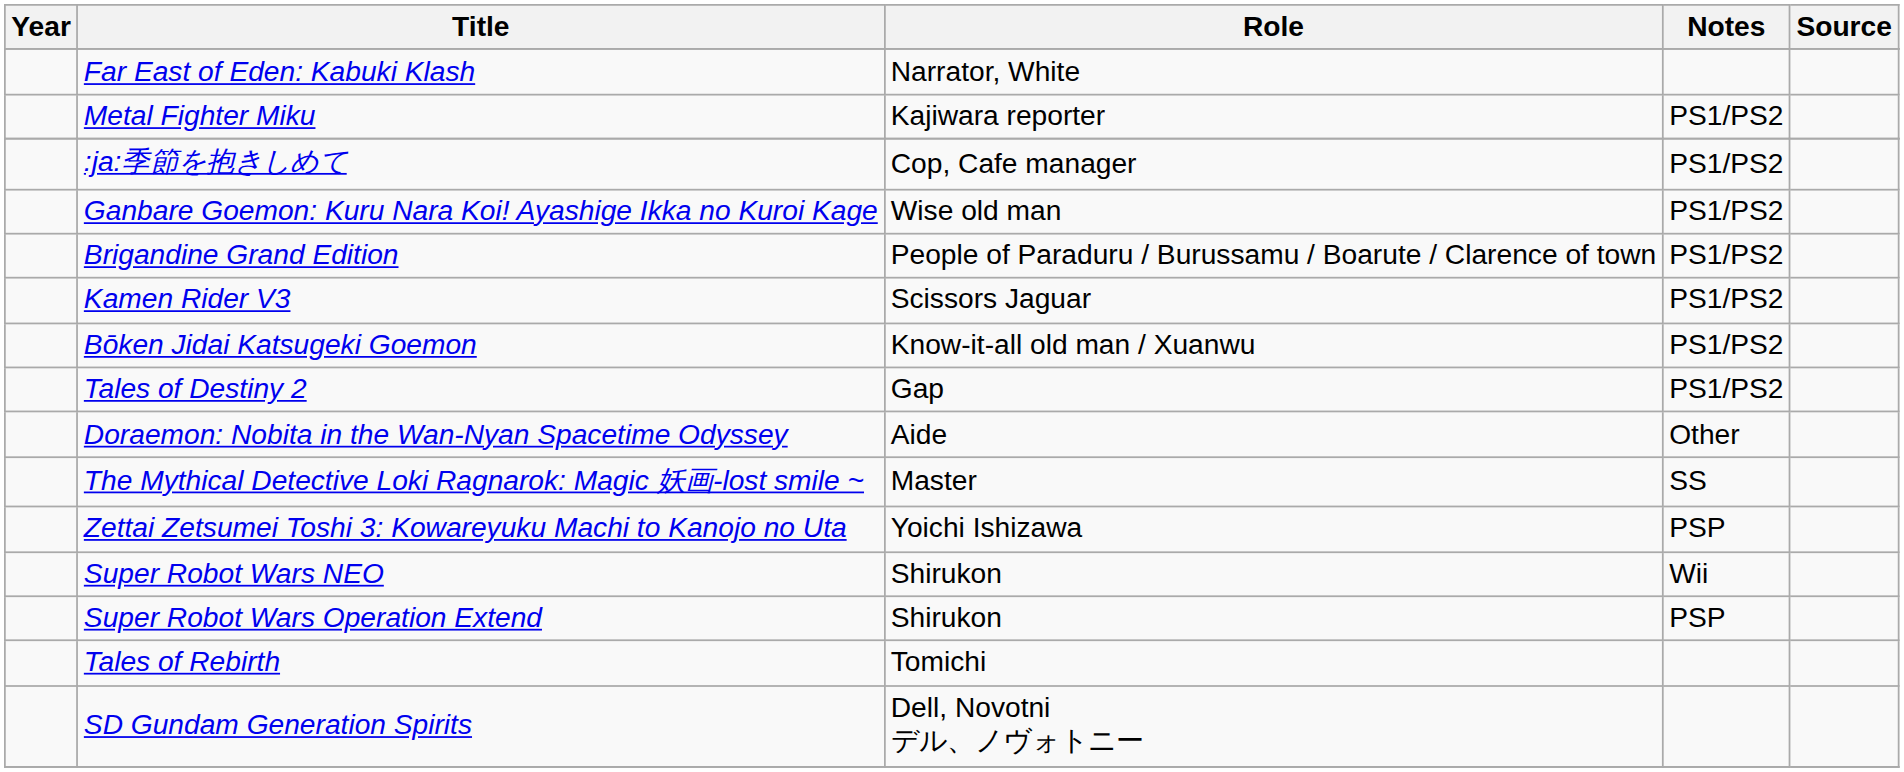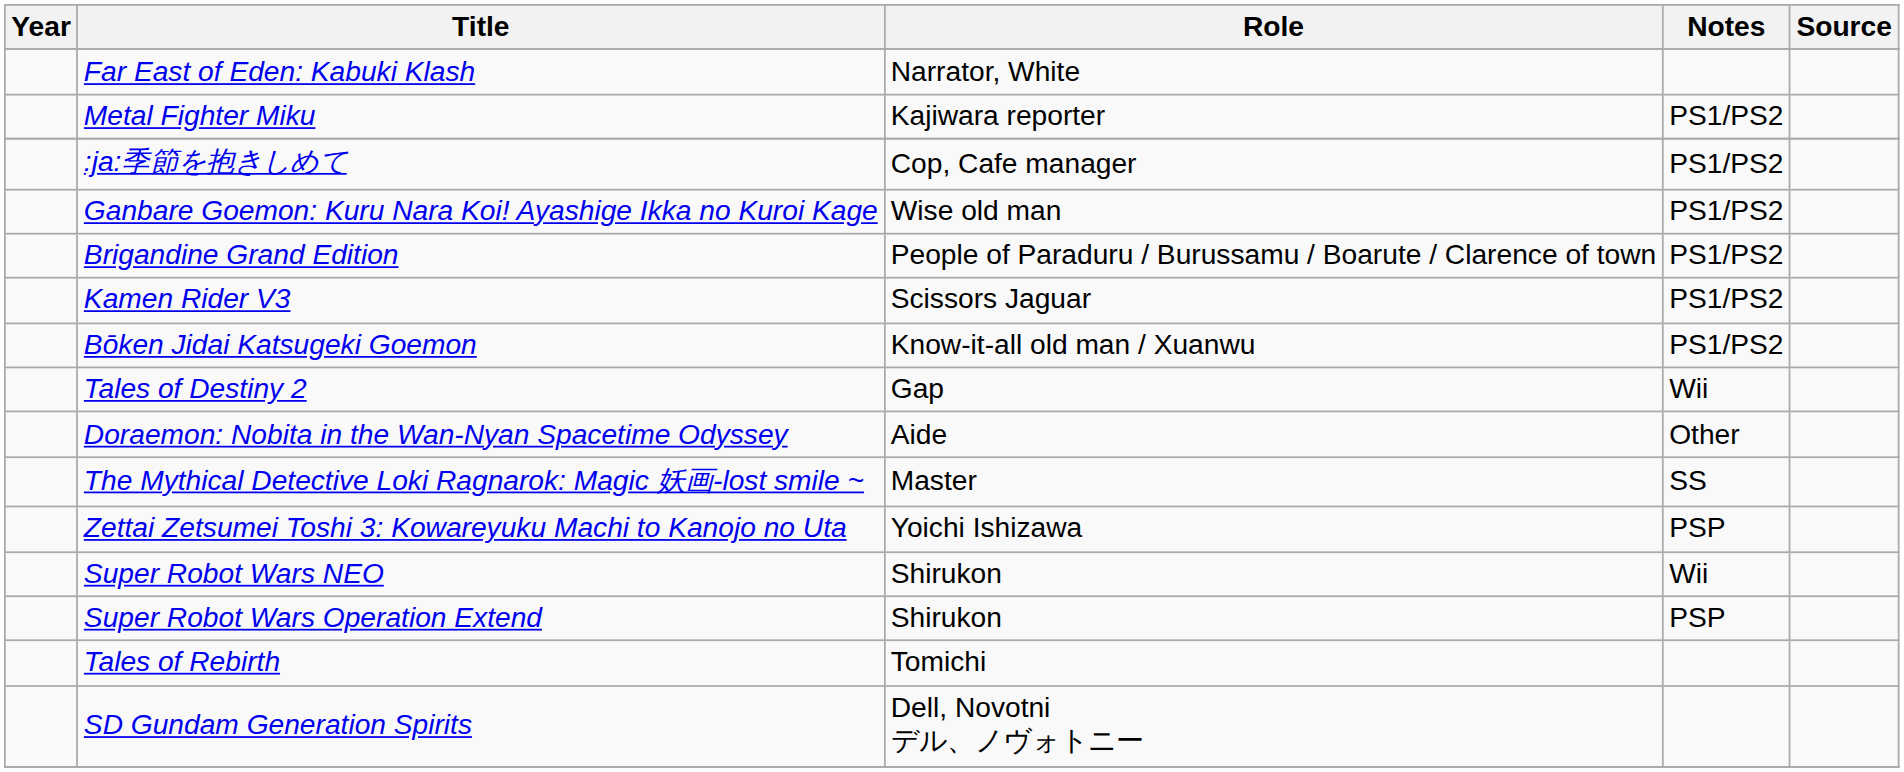(1726, 389) PS1/PS2 -> (1689, 389) Wii
